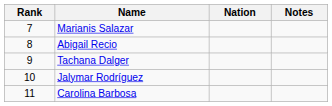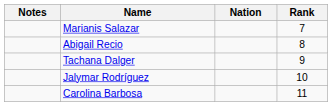columns swapped: (30, 12) <-> (299, 12)
